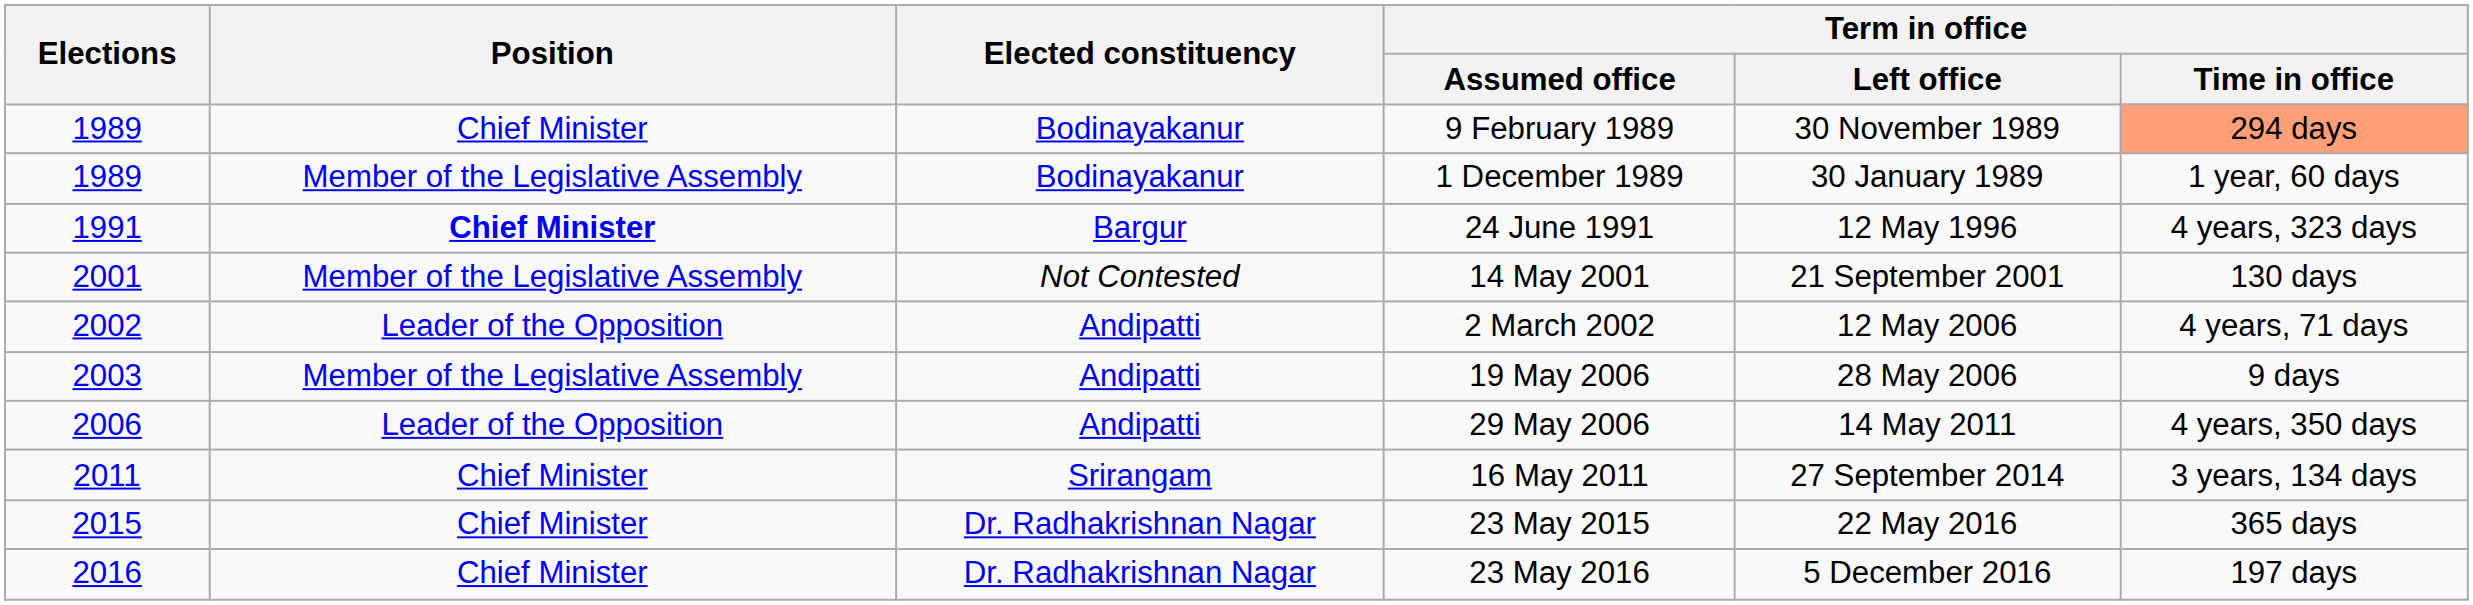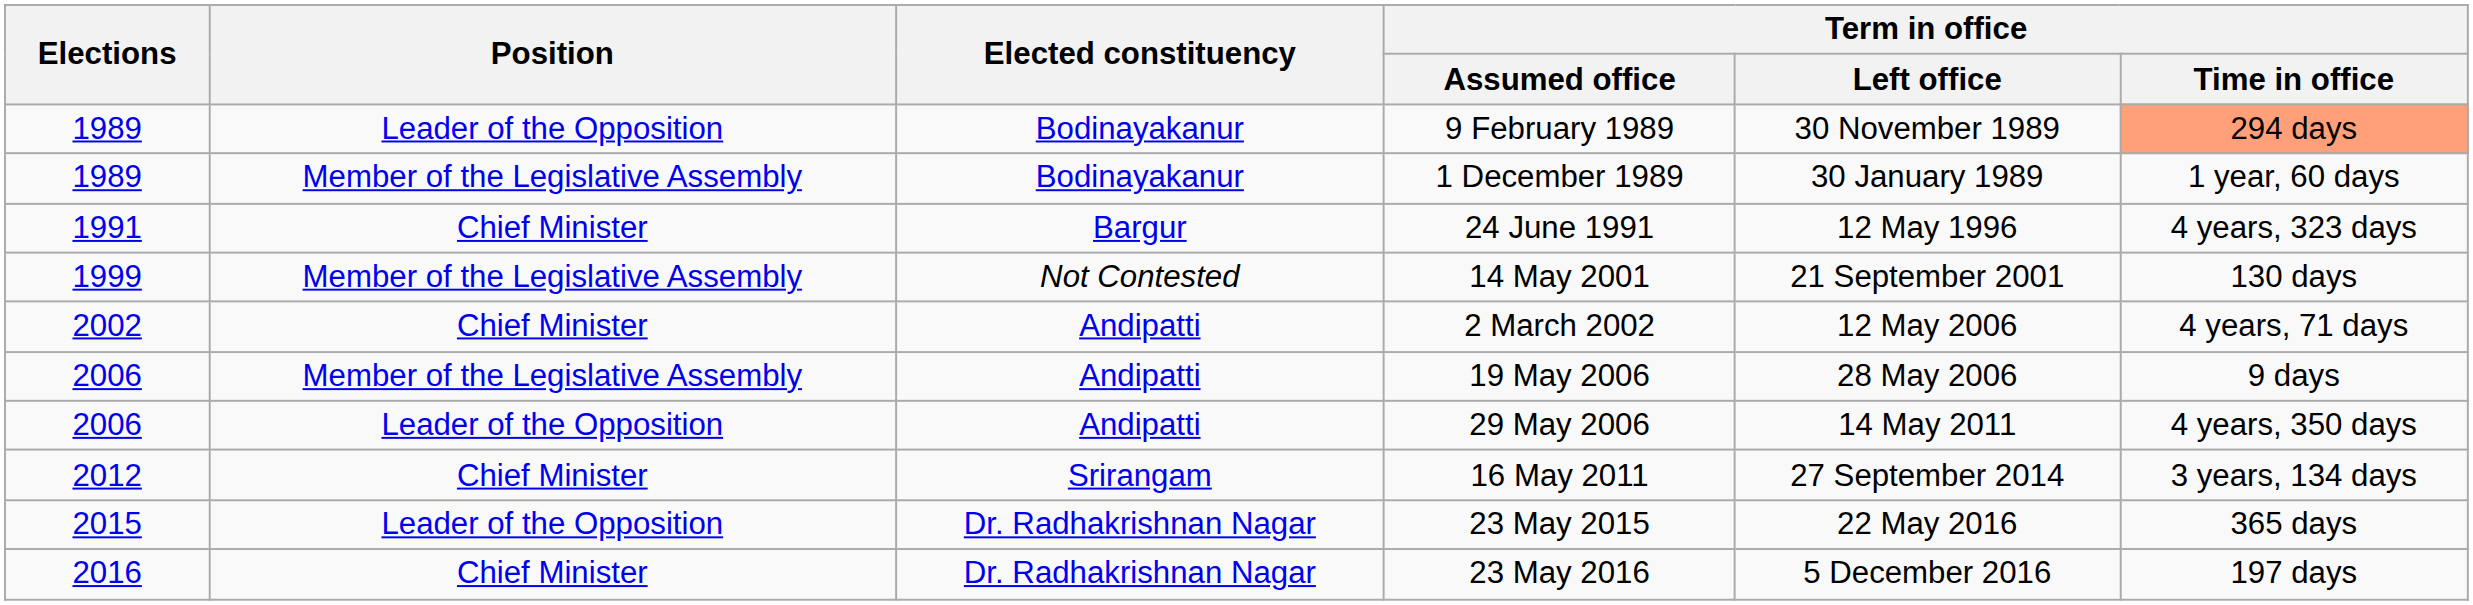(552, 128) Chief Minister -> (552, 128) Leader of the Opposition
(552, 227) bold -> (552, 227) normal
(107, 276) 2001 -> (107, 276) 1999
(552, 326) Leader of the Opposition -> (552, 326) Chief Minister
(107, 375) 2003 -> (107, 375) 2006
(107, 474) 2011 -> (107, 474) 2012
(552, 524) Chief Minister -> (552, 524) Leader of the Opposition
